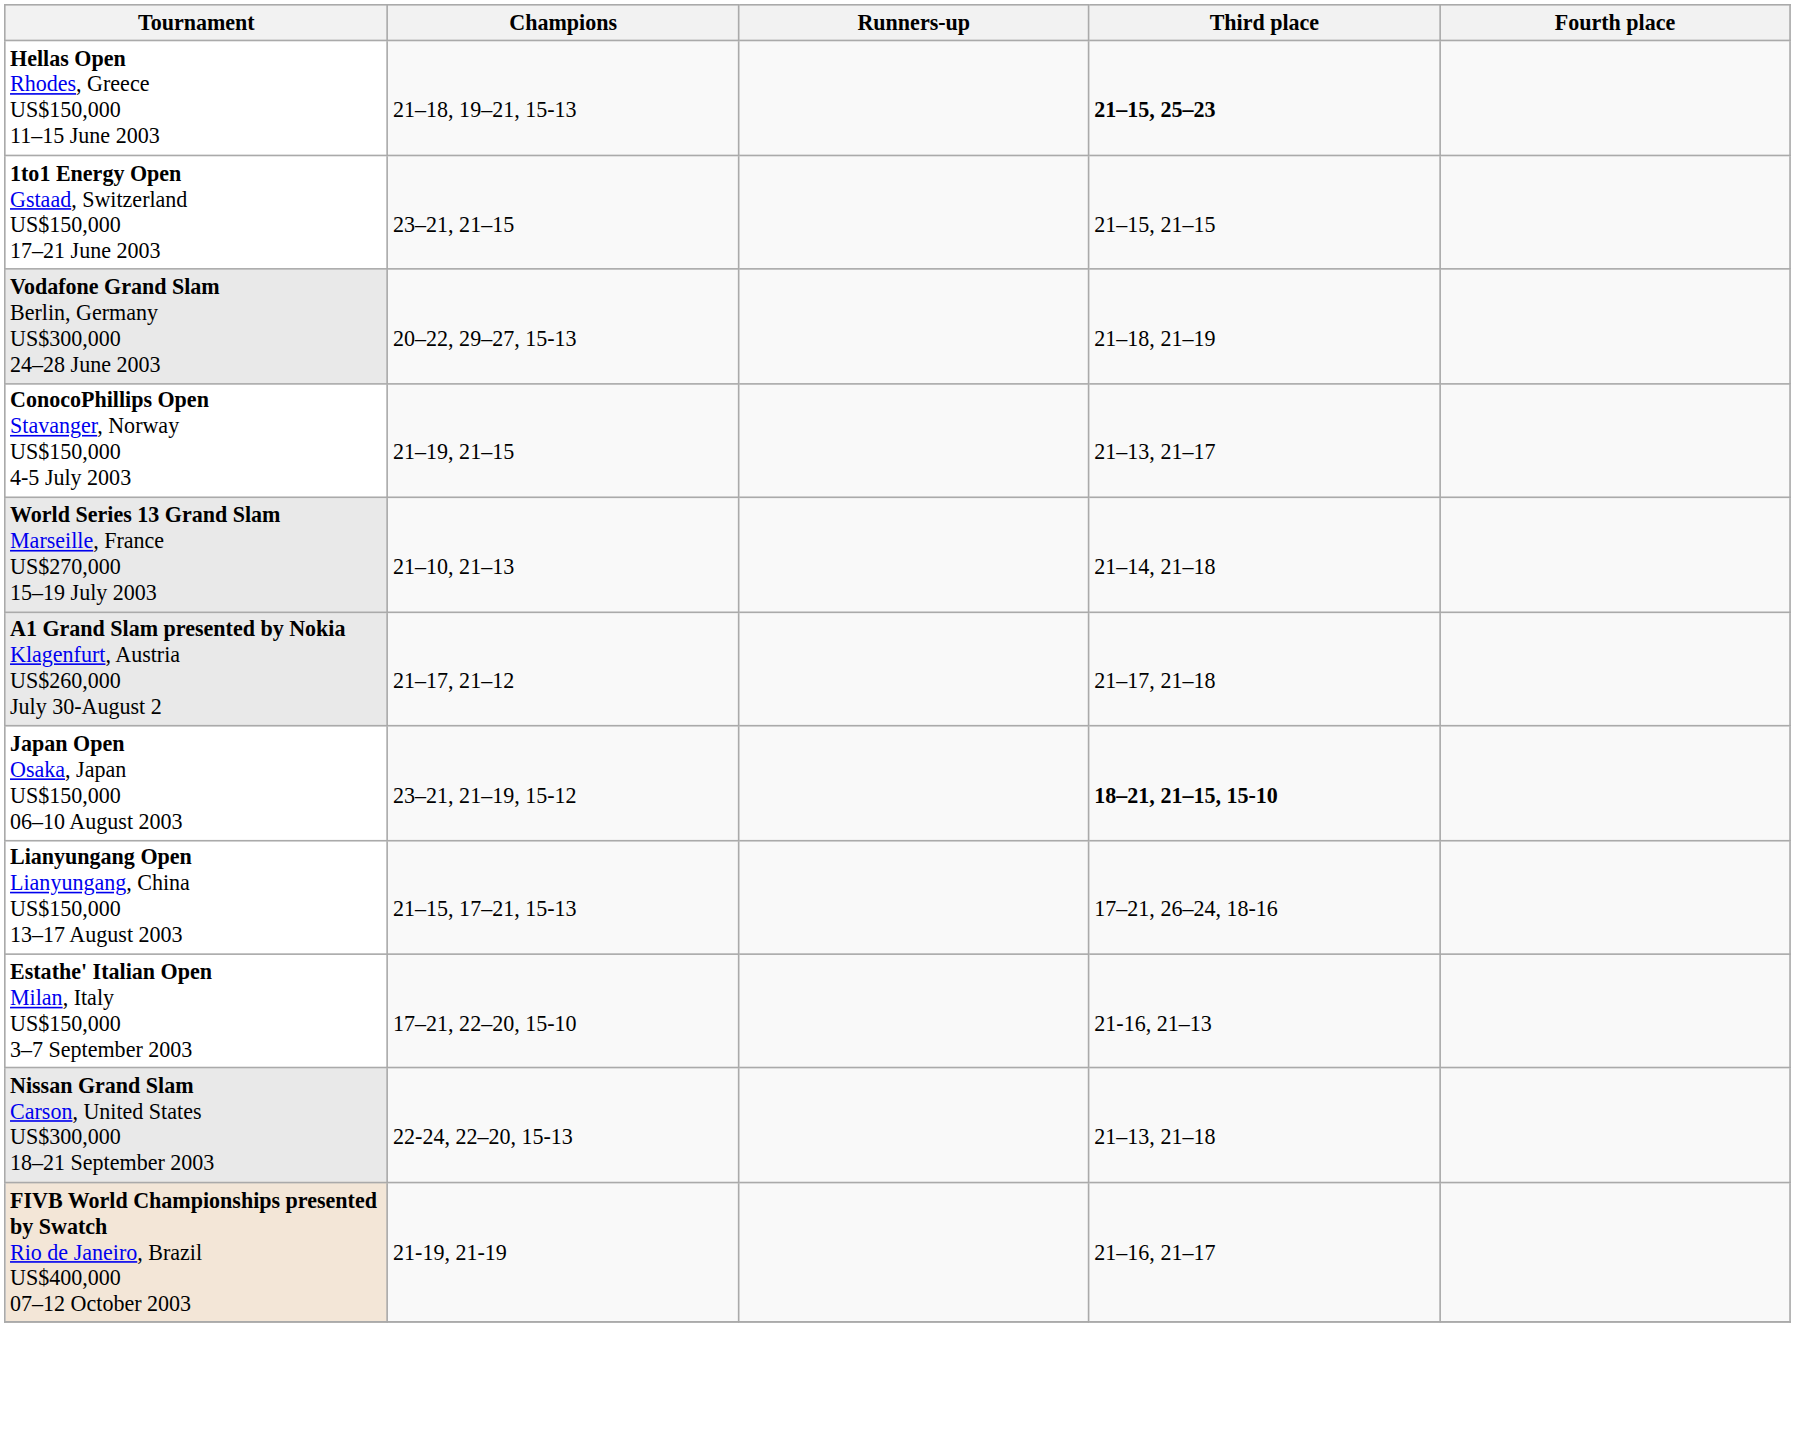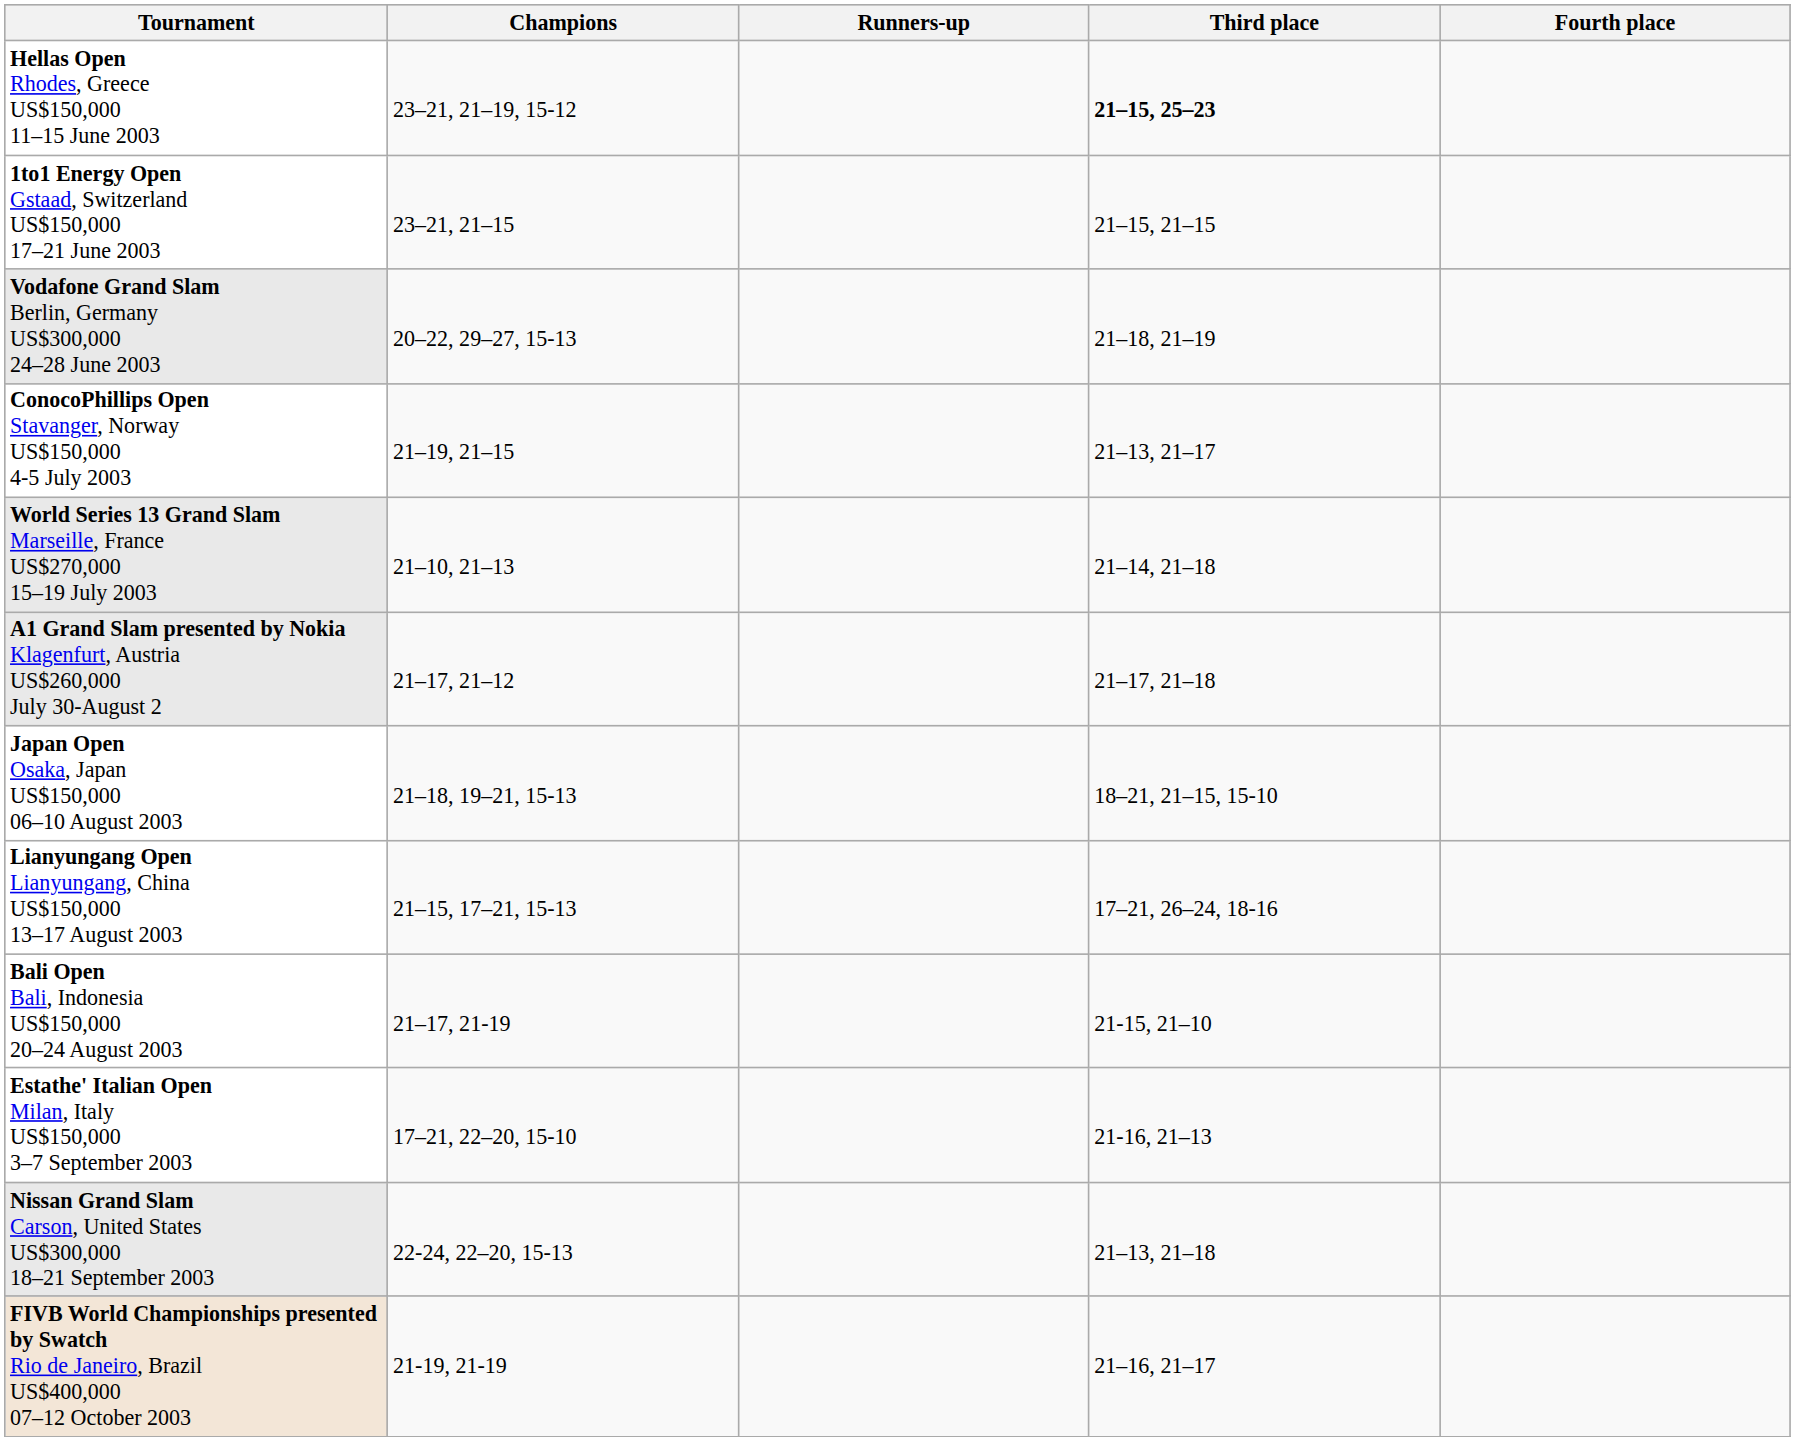(485, 110) 21–18, 19–21, 15-13 -> (485, 110) 23–21, 21–19, 15-12
(485, 795) 23–21, 21–19, 15-12 -> (485, 795) 21–18, 19–21, 15-13
(1186, 795) bold -> (1186, 795) normal
+ row: (96, 1010)
